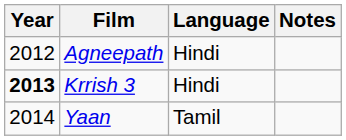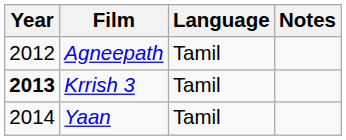(196, 53) Hindi -> (197, 53) Tamil
(196, 85) Hindi -> (197, 85) Tamil
